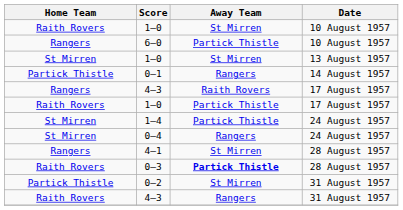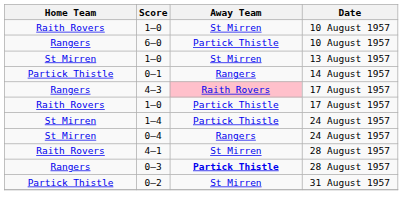(236, 89) no background -> (236, 89) pink background
(70, 151) Rangers -> (70, 151) Raith Rovers
(70, 167) Raith Rovers -> (70, 167) Rangers
- row: (153, 198)
